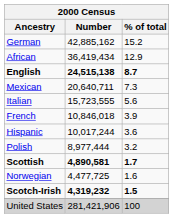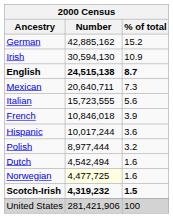- row: (21, 57)
+ row: (15, 57)
- row: (25, 161)
+ row: (19, 161)
(88, 176) no background -> (88, 176) lightyellow background
